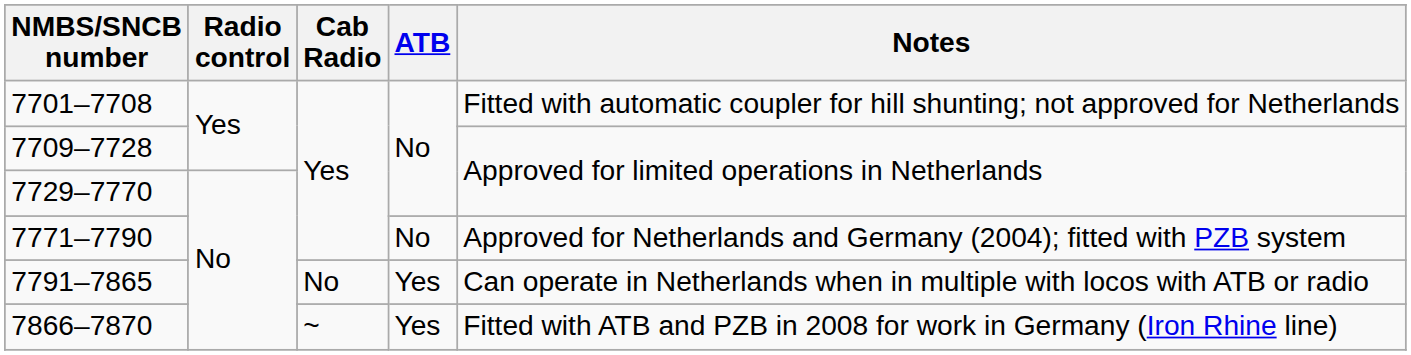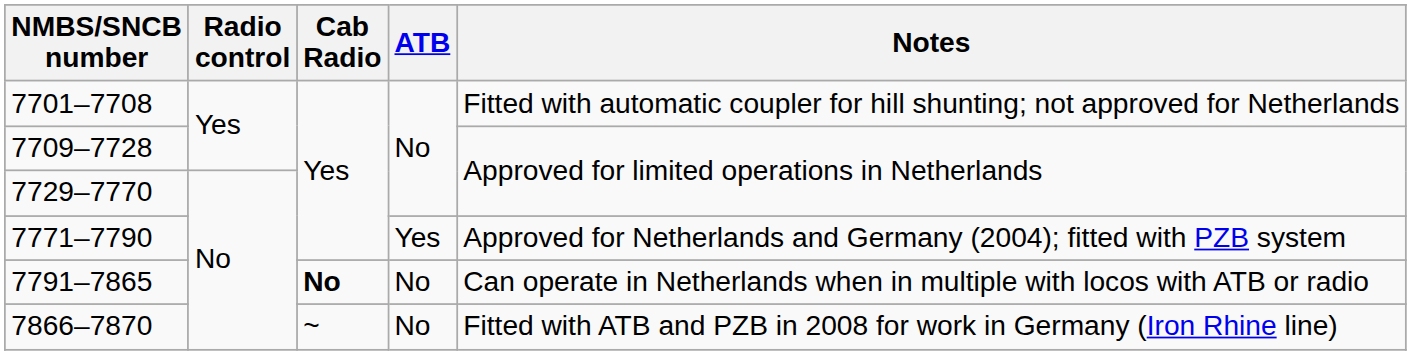(412, 237) No -> (417, 237) Yes
(321, 281) normal -> (322, 281) bold
(417, 281) Yes -> (412, 281) No
(417, 326) Yes -> (412, 326) No
